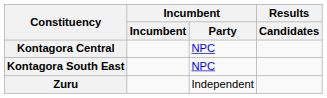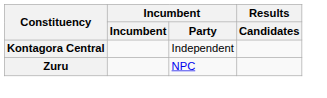(203, 48) NPC -> (203, 48) Independent
- row: (66, 66)
(223, 84) Independent -> (183, 66) NPC
